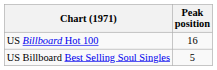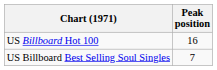(192, 57) 5 -> (192, 57) 7
